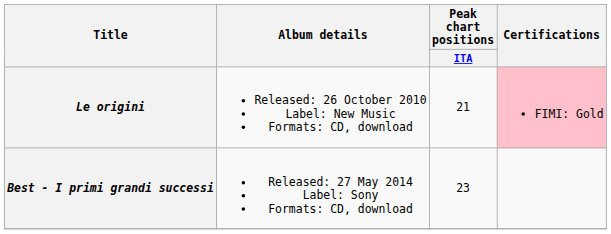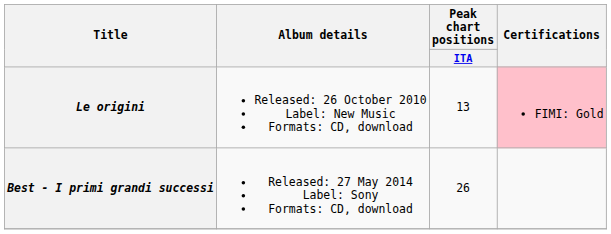(463, 107) 21 -> (463, 107) 13
(463, 188) 23 -> (463, 188) 26
